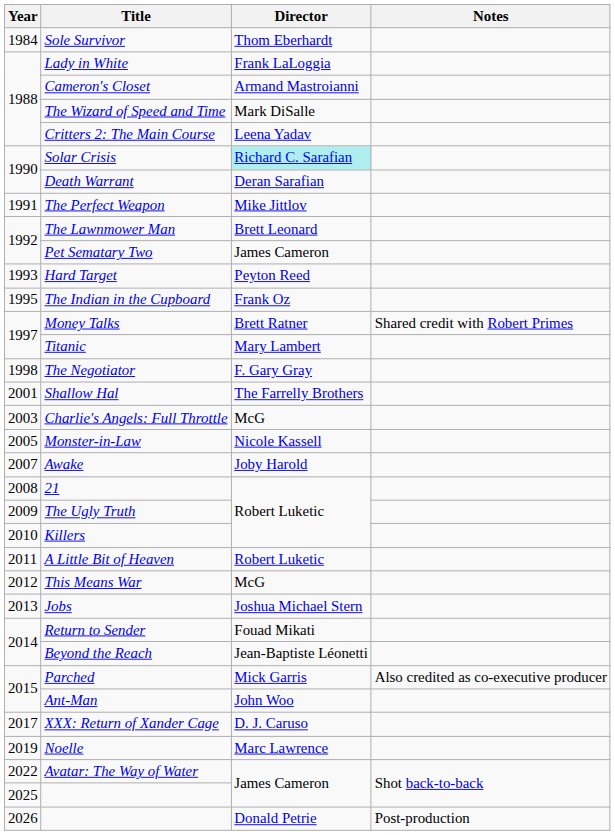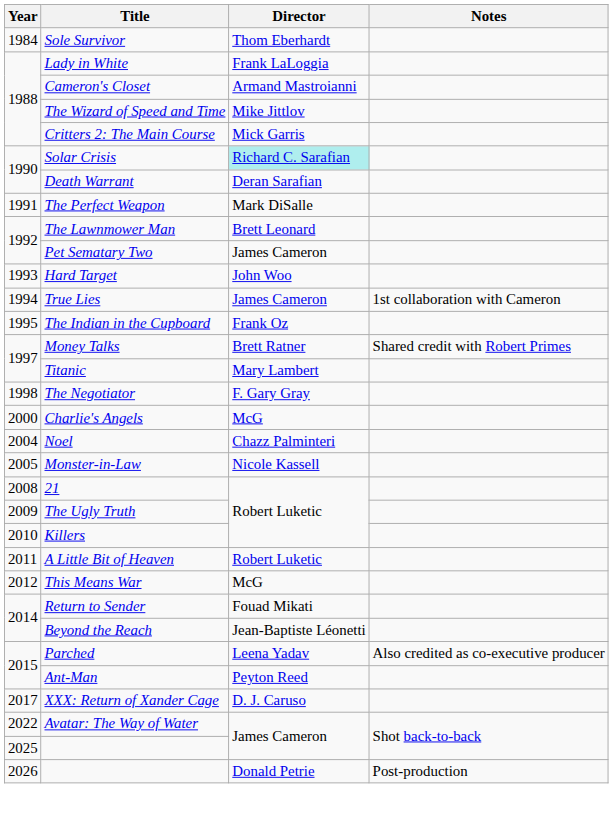(275, 110) Mark DiSalle -> (268, 110) Mike Jittlov
(273, 134) Leena Yadav -> (268, 134) Mick Garris
(271, 205) Mike Jittlov -> (273, 205) Mark DiSalle
(272, 275) Peyton Reed -> (262, 275) John Woo
+ row: (23, 299)
+ row: (23, 417)
- row: (23, 393)
- row: (23, 417)
+ row: (23, 441)
- row: (23, 464)
- row: (23, 606)
(271, 677) Mick Garris -> (271, 653) Leena Yadav
(264, 700) John Woo -> (270, 677) Peyton Reed
- row: (23, 747)
